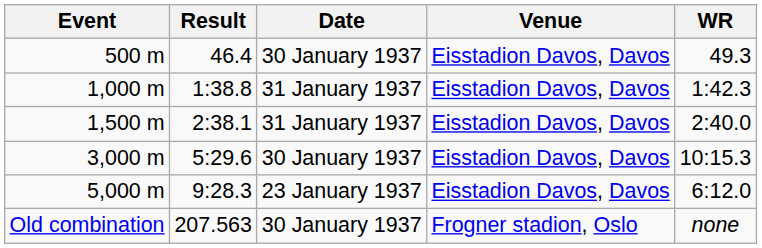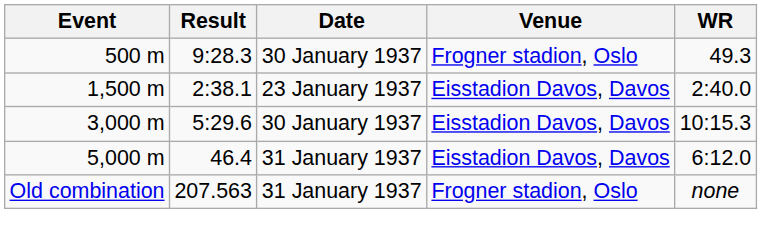(231, 55) 46.4 -> (222, 55) 9:28.3
(551, 55) Eisstadion Davos, Davos -> (535, 55) Frogner stadion, Oslo
- row: (126, 89)
(342, 123) 31 January 1937 -> (342, 89) 23 January 1937
(222, 191) 9:28.3 -> (231, 157) 46.4
(342, 191) 23 January 1937 -> (342, 157) 31 January 1937
(342, 225) 30 January 1937 -> (342, 191) 31 January 1937
